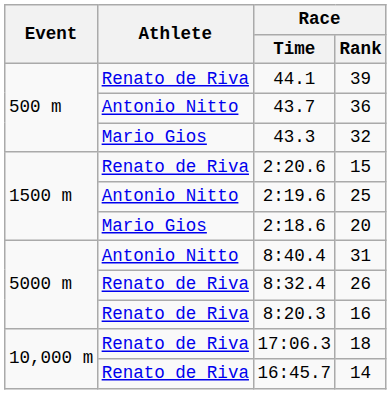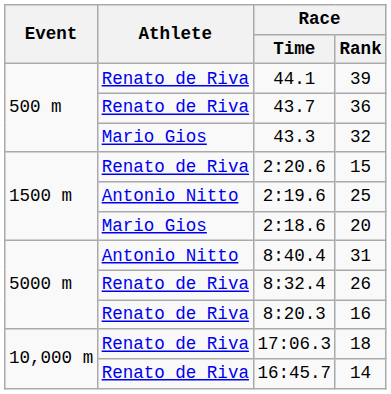(170, 108) Antonio Nitto -> (175, 108) Renato de Riva
